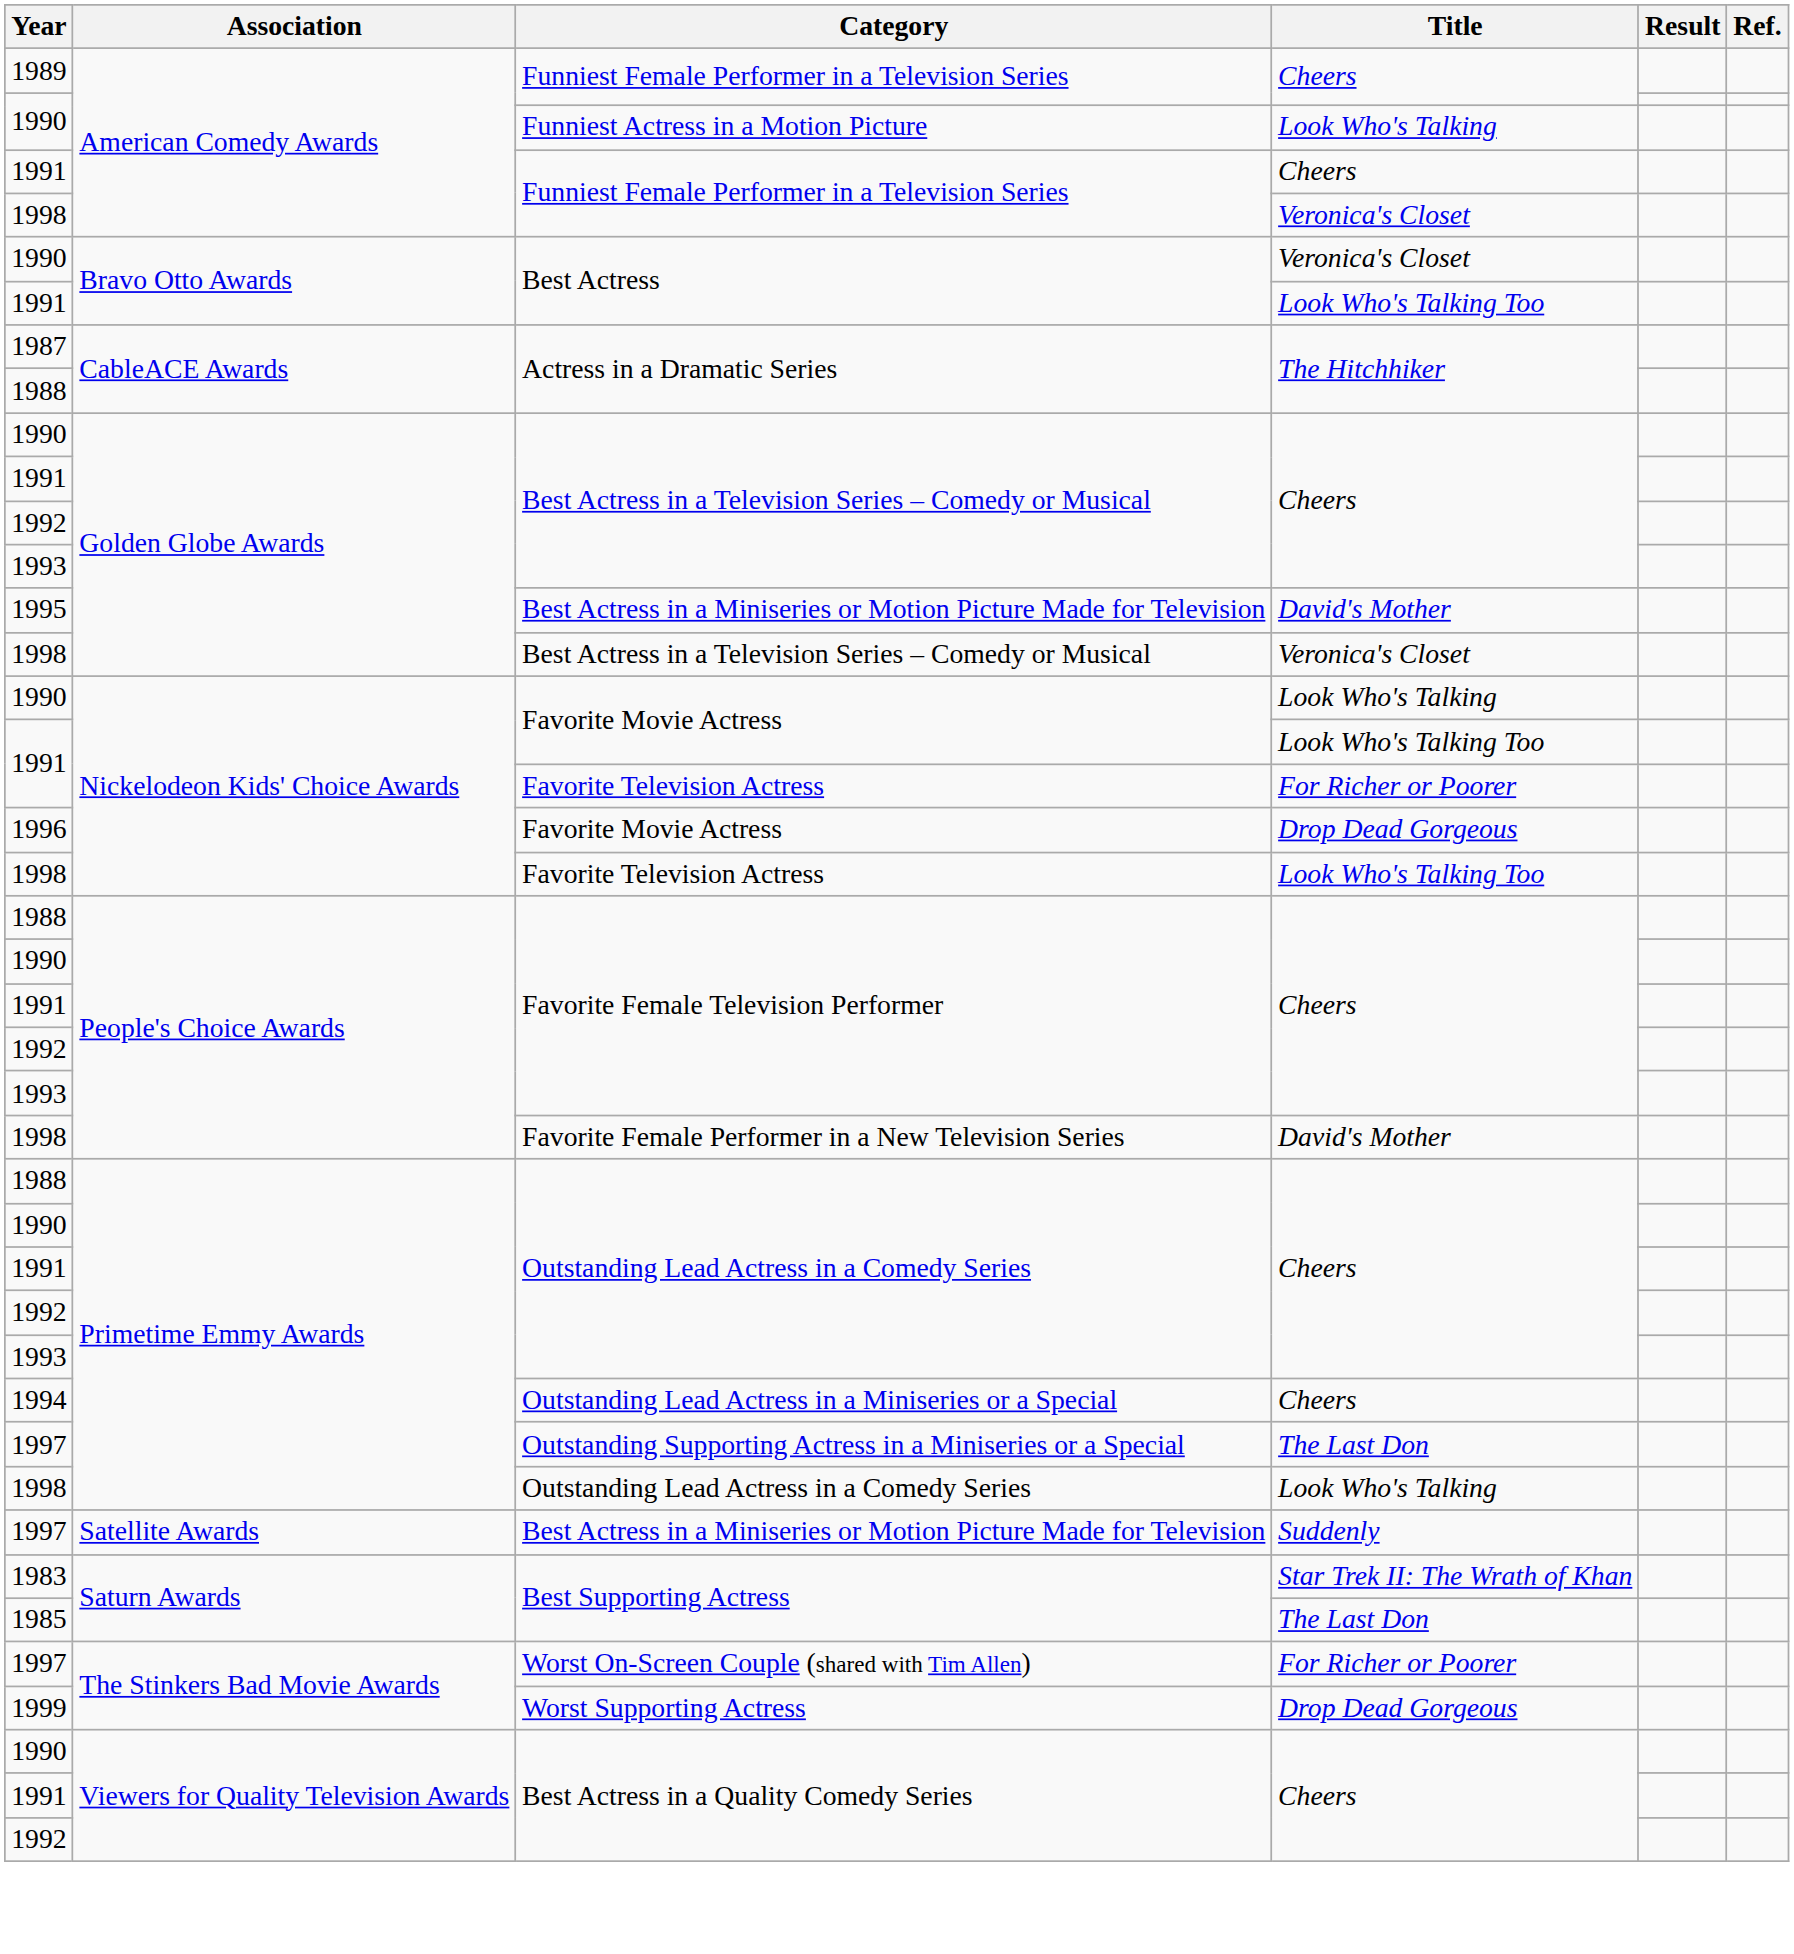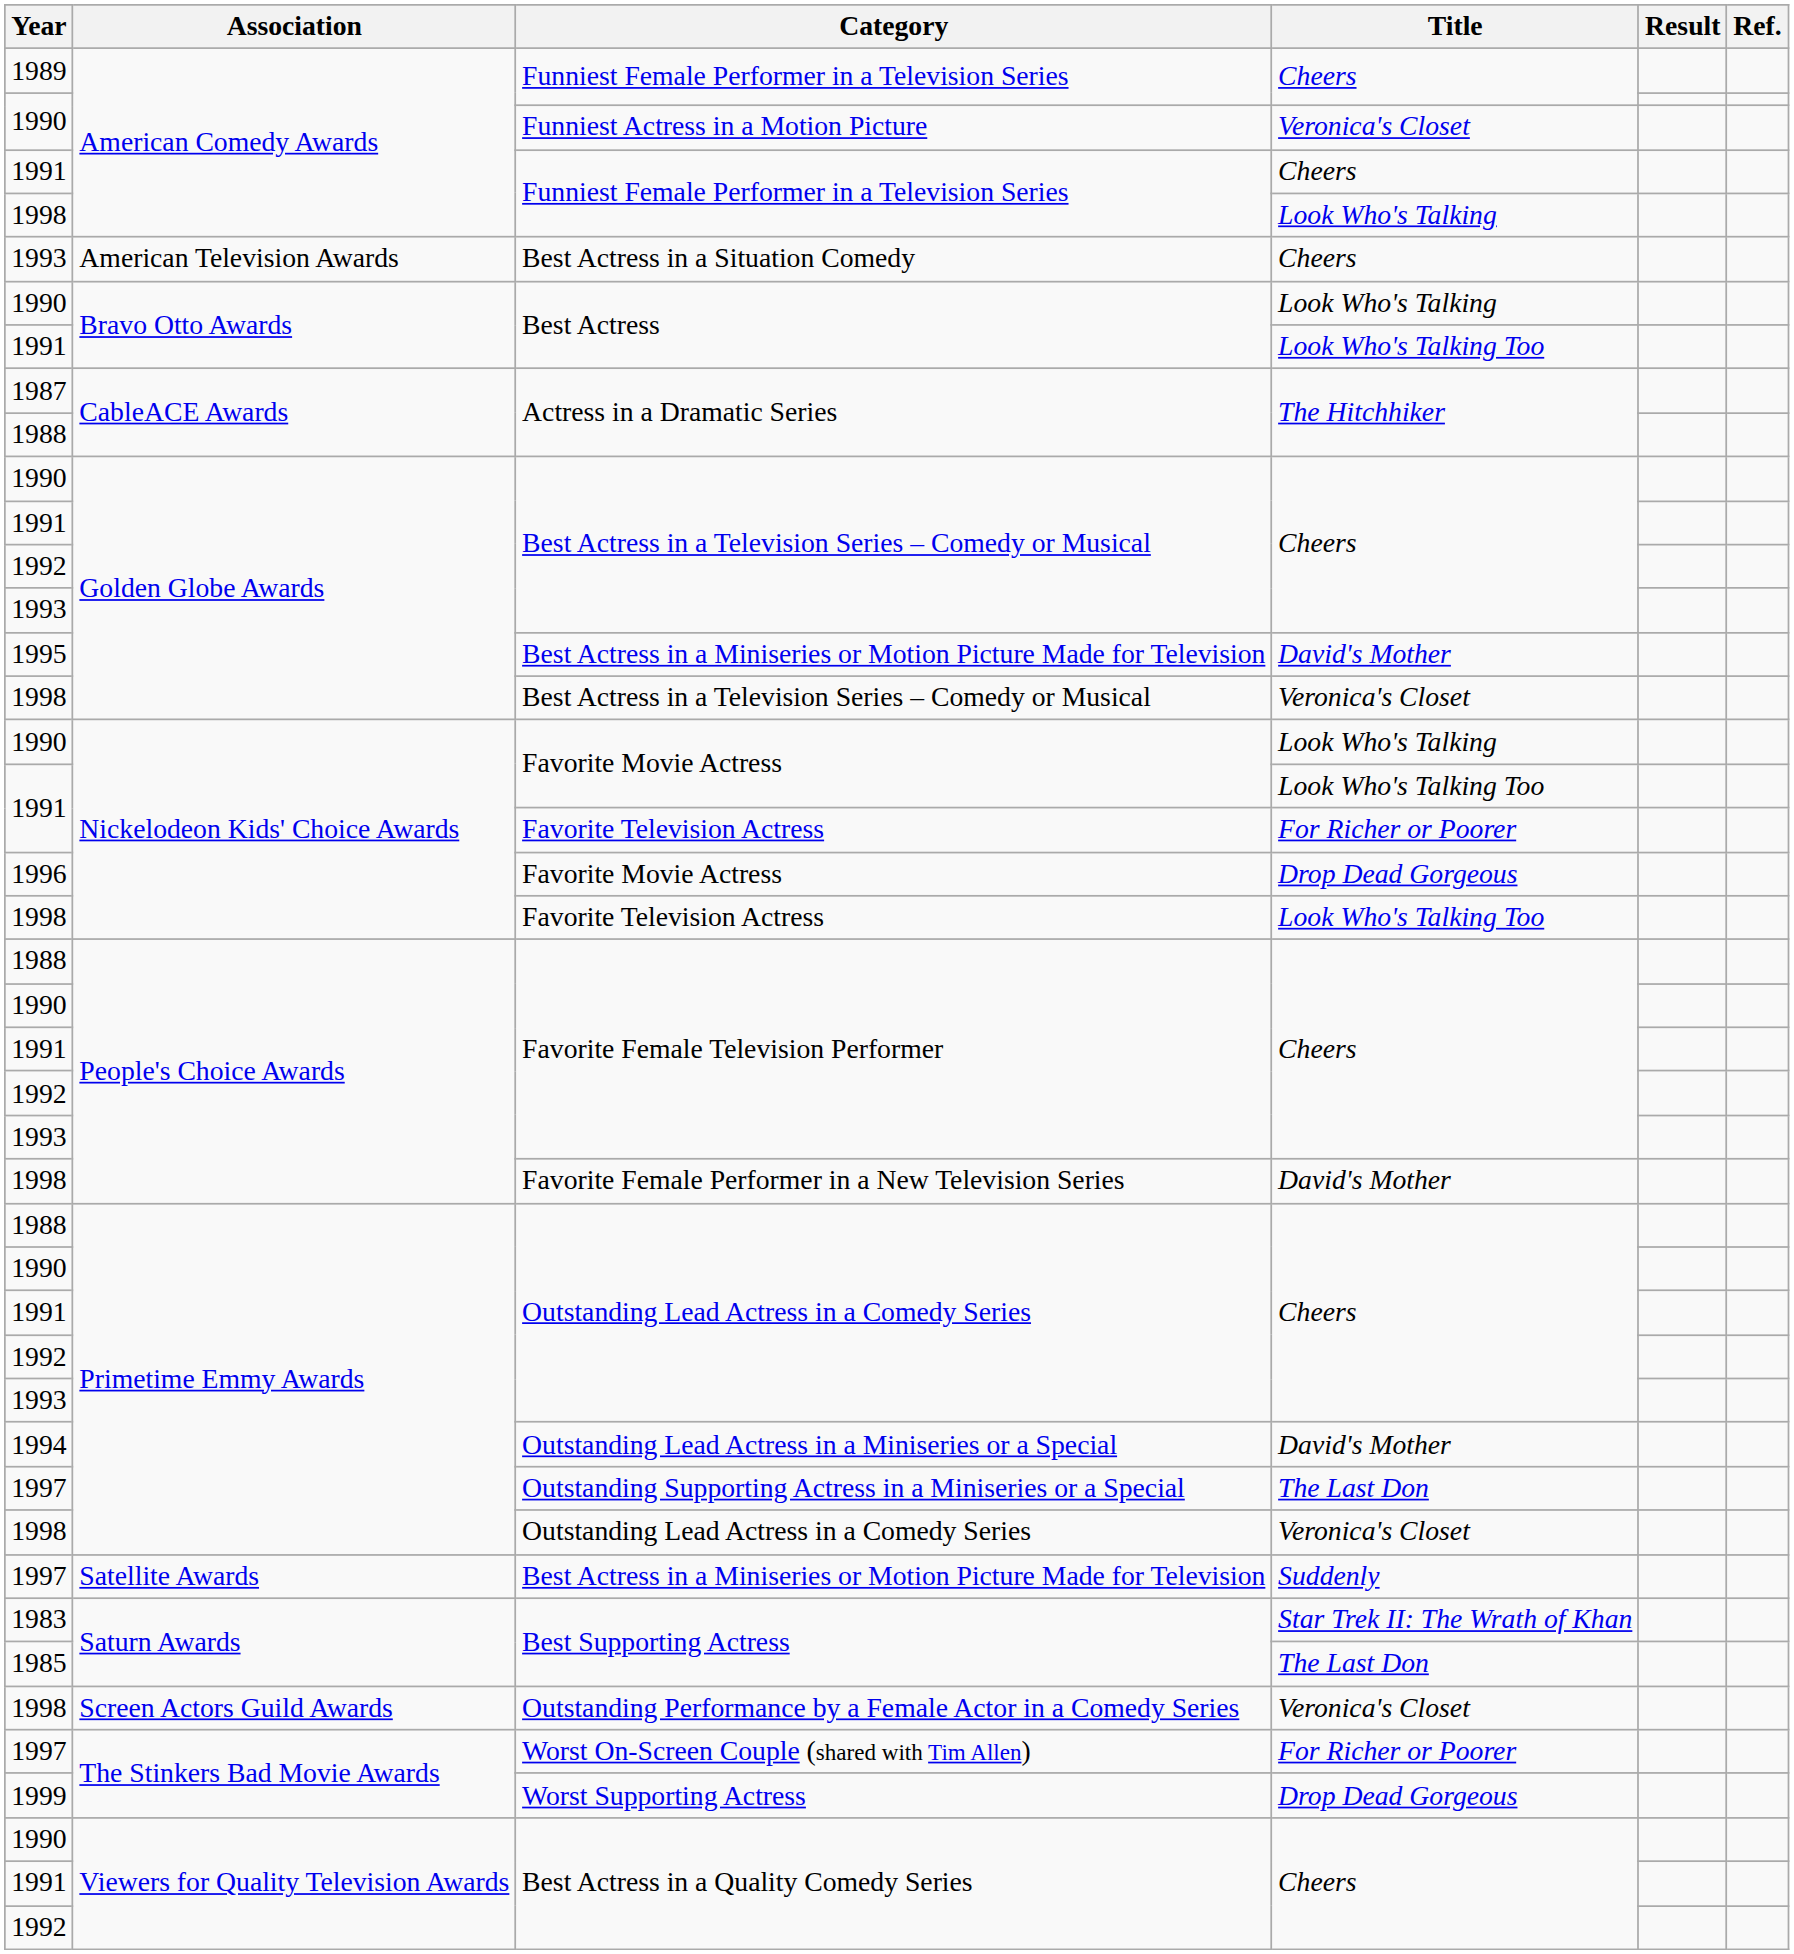(1387, 127) Look Who's Talking -> (1374, 127) Veronica's Closet
(1374, 214) Veronica's Closet -> (1387, 214) Look Who's Talking
+ row: (39, 258)
(1374, 258) Veronica's Closet -> (1387, 302) Look Who's Talking
(1317, 1400) Cheers -> (1364, 1443) David's Mother
(1387, 1487) Look Who's Talking -> (1374, 1531) Veronica's Closet
+ row: (39, 1707)
